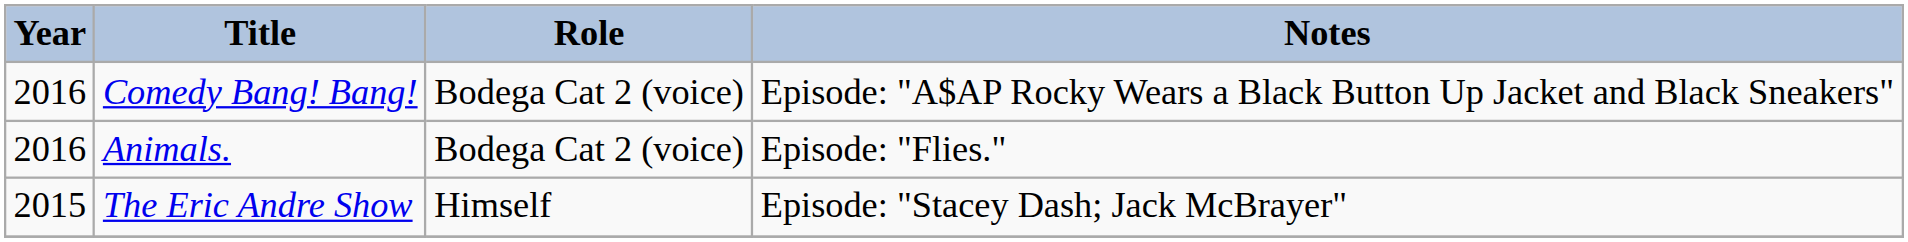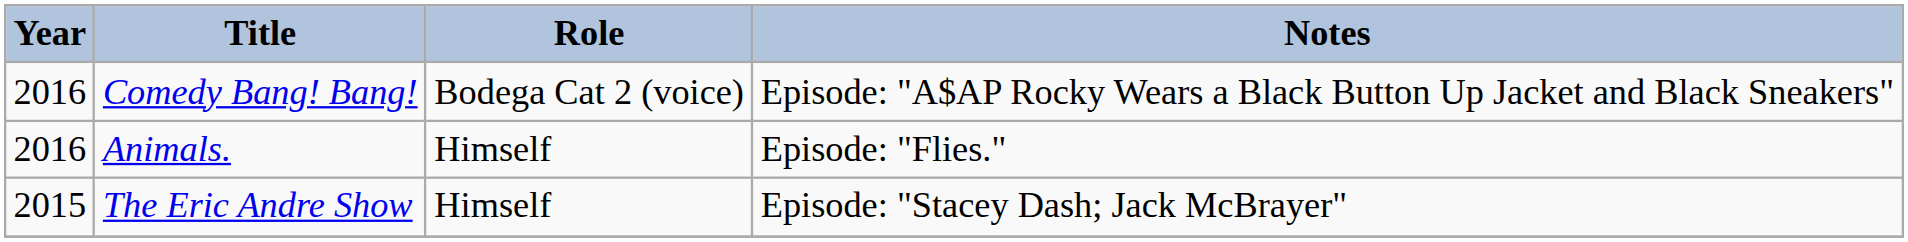(589, 148) Bodega Cat 2 (voice) -> (493, 148) Himself
